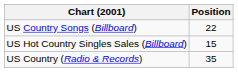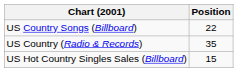rows swapped: (97, 43) <-> (74, 59)
